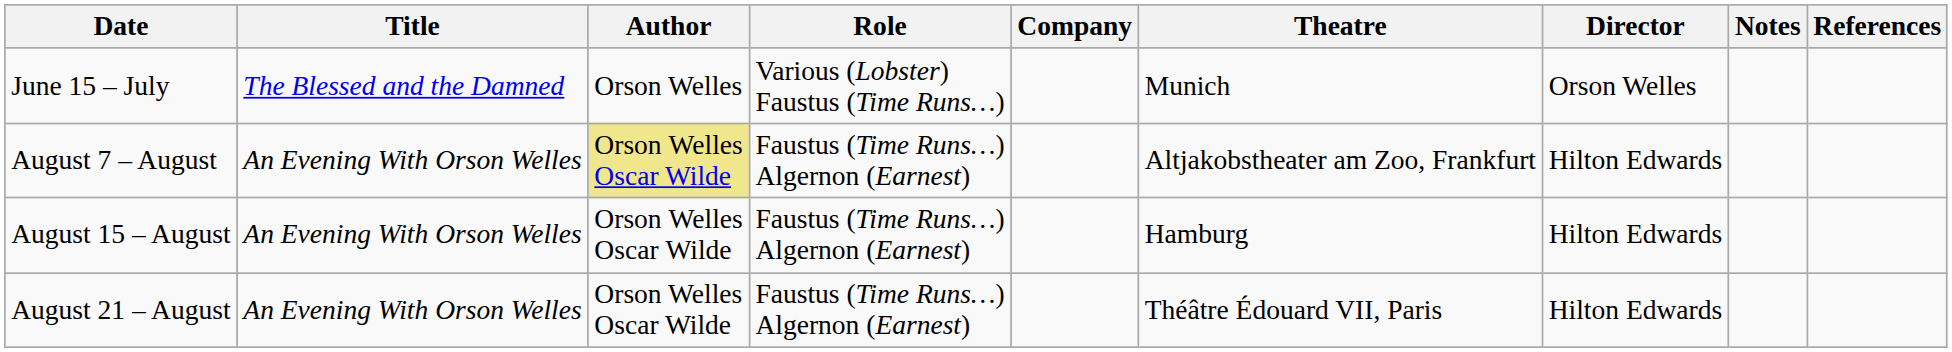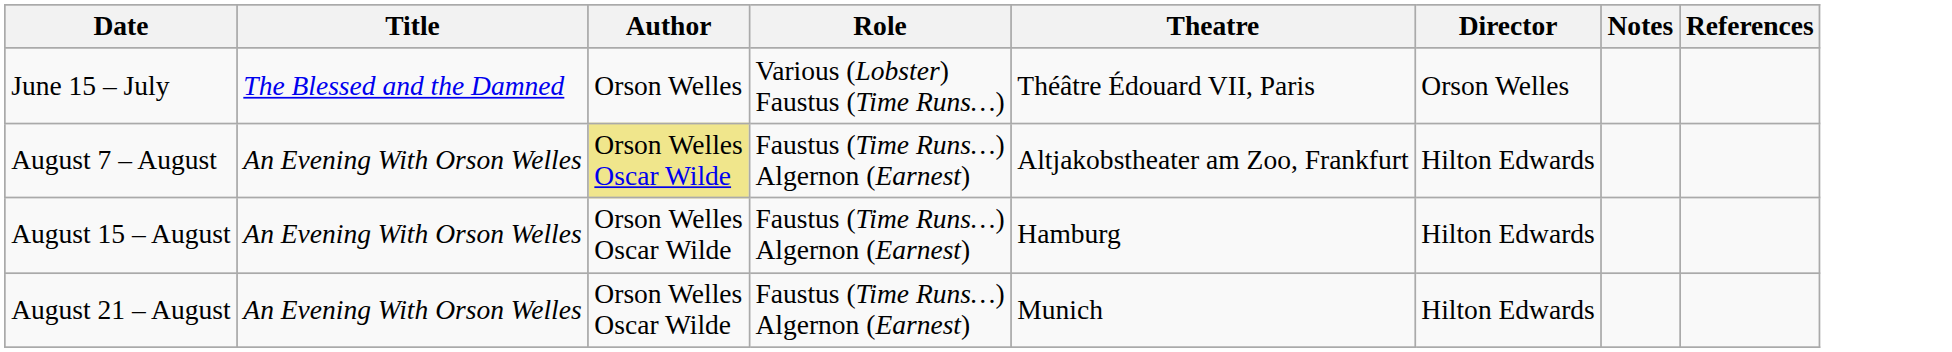- column: (1075, 26)
(1188, 85) Munich -> (1166, 85) Théâtre Édouard VII, Paris
(1293, 309) Théâtre Édouard VII, Paris -> (1060, 309) Munich
